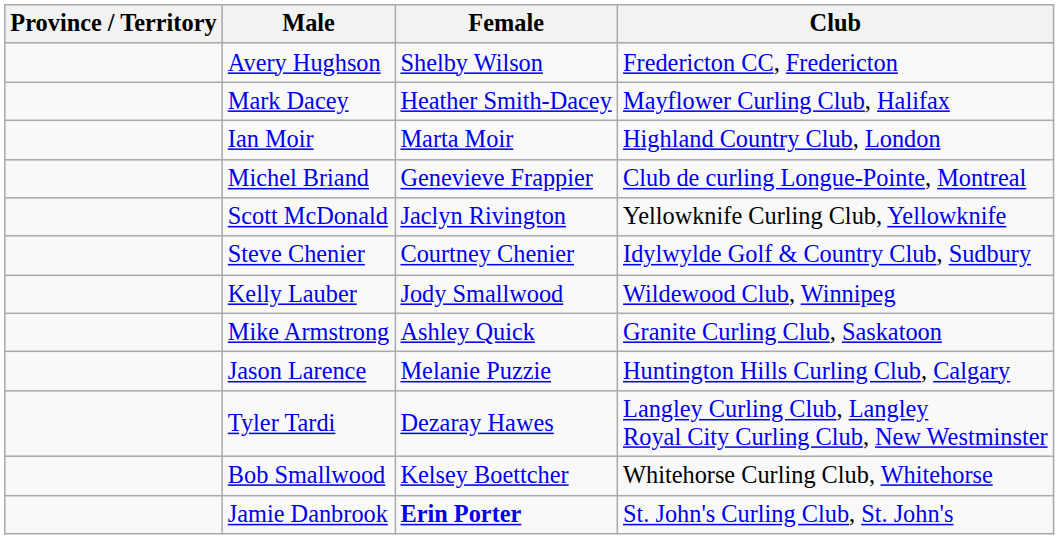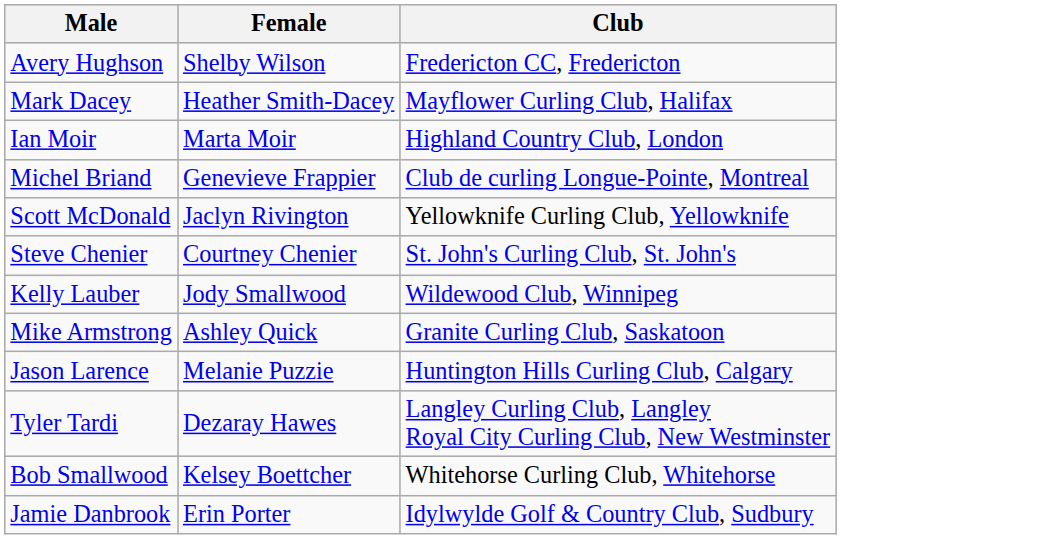- column: (113, 23)
(827, 255) Idylwylde Golf & Country Club, Sudbury -> (571, 255) St. John's Curling Club, St. John's
(461, 513) bold -> (237, 513) normal
(788, 513) St. John's Curling Club, St. John's -> (610, 513) Idylwylde Golf & Country Club, Sudbury
